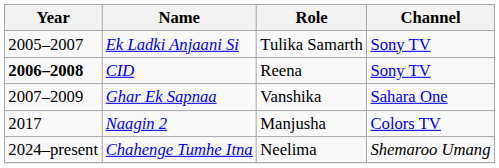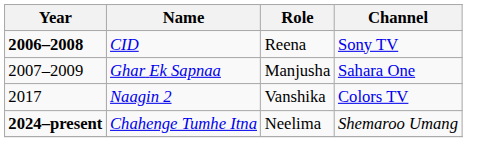- row: (172, 44)
(291, 96) Vanshika -> (297, 70) Manjusha
(293, 123) Manjusha -> (295, 96) Vanshika
(53, 149) normal -> (55, 123) bold
